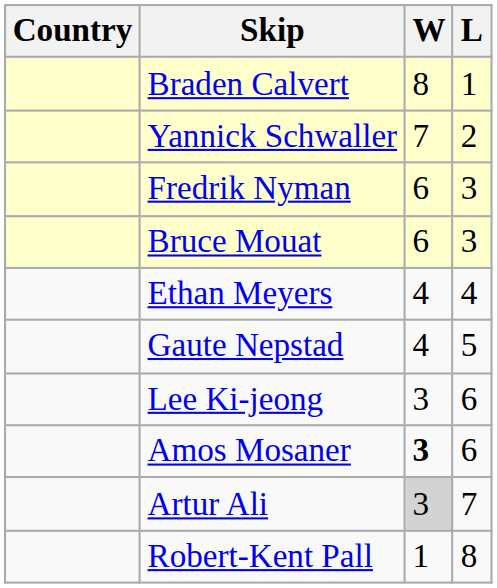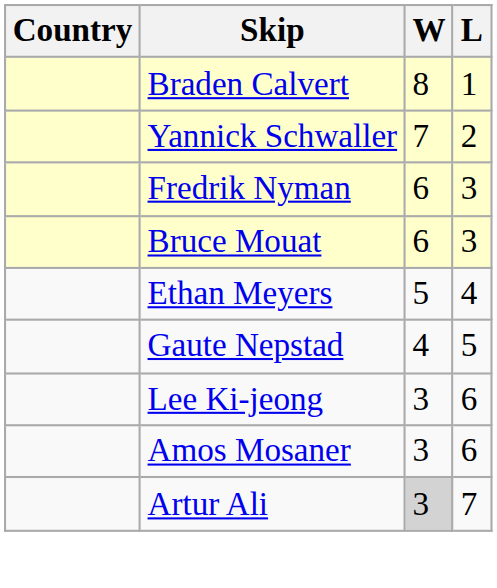(421, 293) 4 -> (421, 293) 5
(421, 450) bold -> (421, 450) normal
- row: (260, 556)
